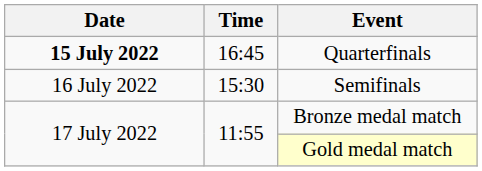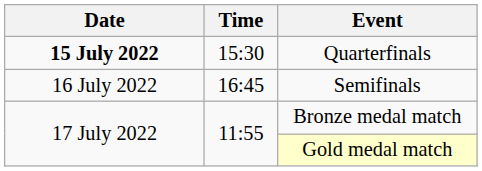(241, 52) 16:45 -> (241, 52) 15:30
(241, 85) 15:30 -> (241, 85) 16:45
